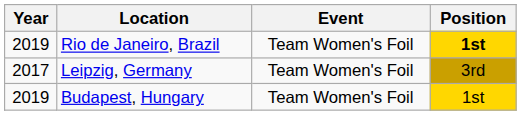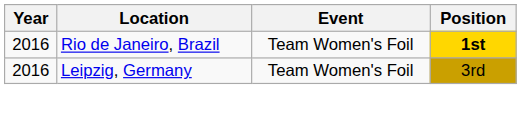(31, 45) 2019 -> (31, 45) 2016
(31, 71) 2017 -> (31, 71) 2016
- row: (132, 97)
